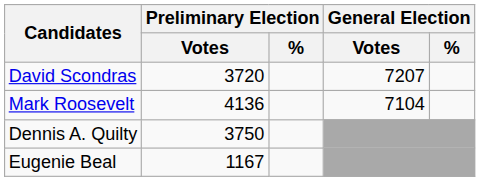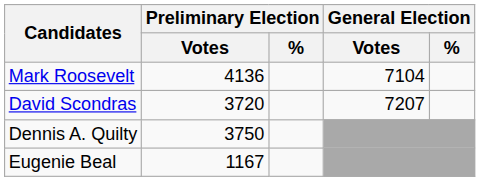rows swapped: (73, 76) <-> (72, 104)
